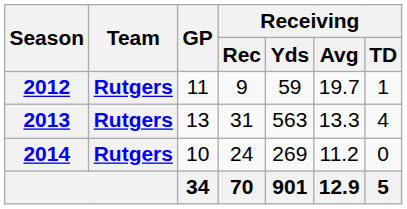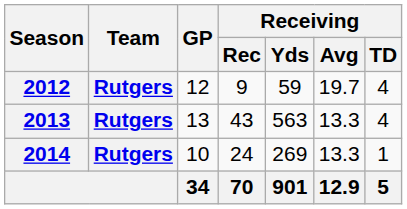(198, 87) 11 -> (198, 87) 12
(383, 87) 1 -> (383, 87) 4
(242, 120) 31 -> (242, 120) 43
(339, 154) 11.2 -> (339, 154) 13.3
(383, 154) 0 -> (383, 154) 1
